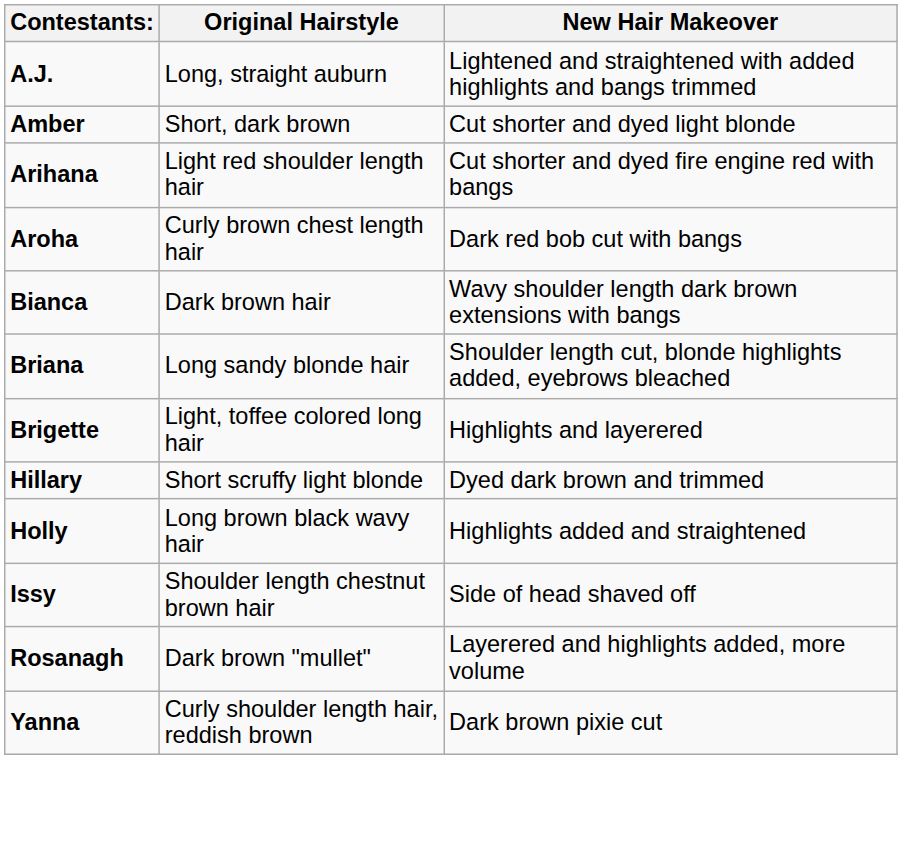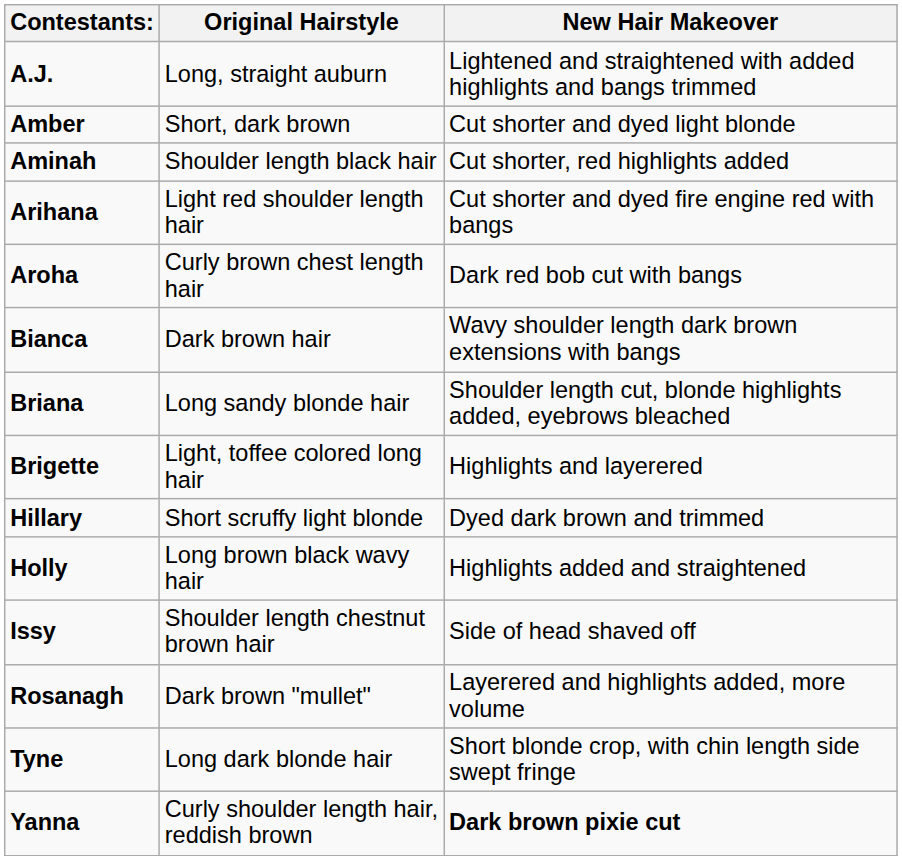+ row: (53, 161)
+ row: (37, 759)
(556, 722) normal -> (565, 823) bold
